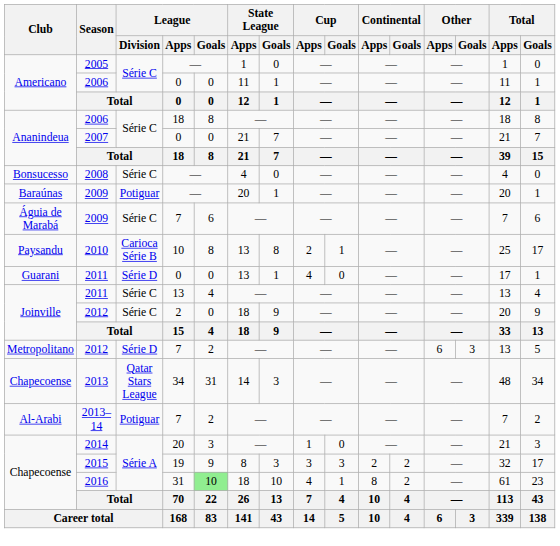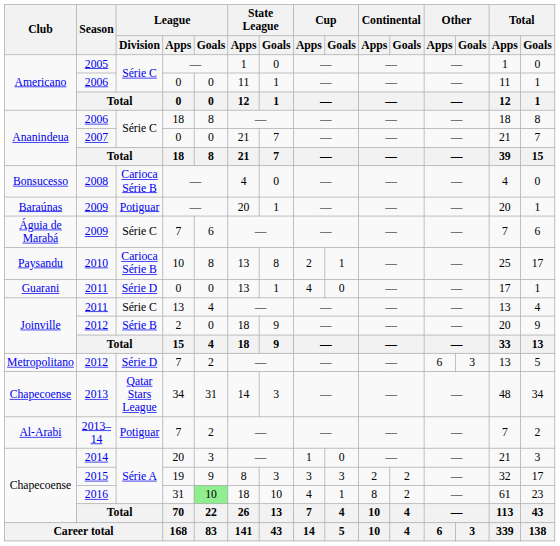(140, 175) Série C -> (139, 181) Carioca Série B
(140, 312) Série C -> (140, 325) Série B
